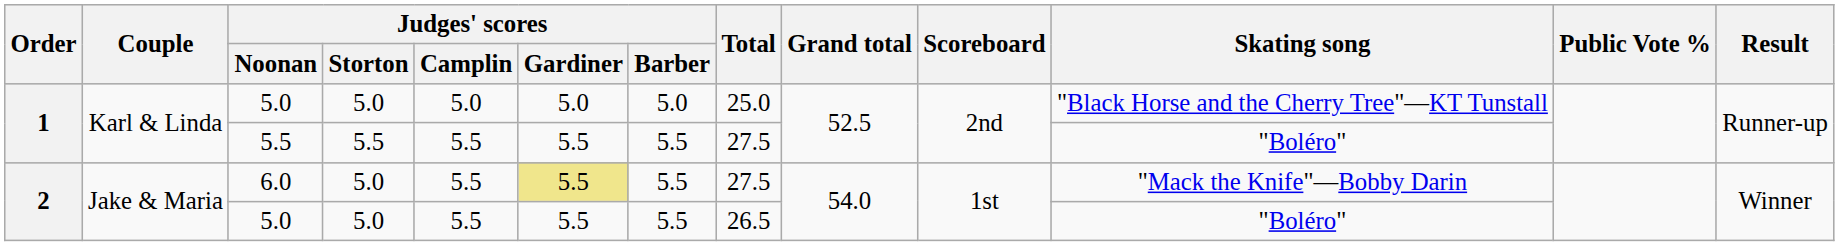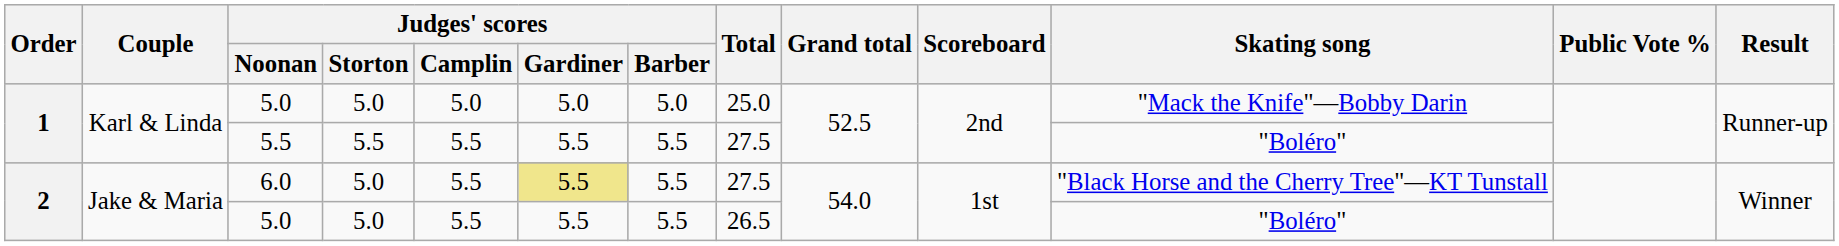(1302, 102) "Black Horse and the Cherry Tree"—KT Tunstall -> (1302, 102) "Mack the Knife"—Bobby Darin
(1302, 181) "Mack the Knife"—Bobby Darin -> (1302, 181) "Black Horse and the Cherry Tree"—KT Tunstall
